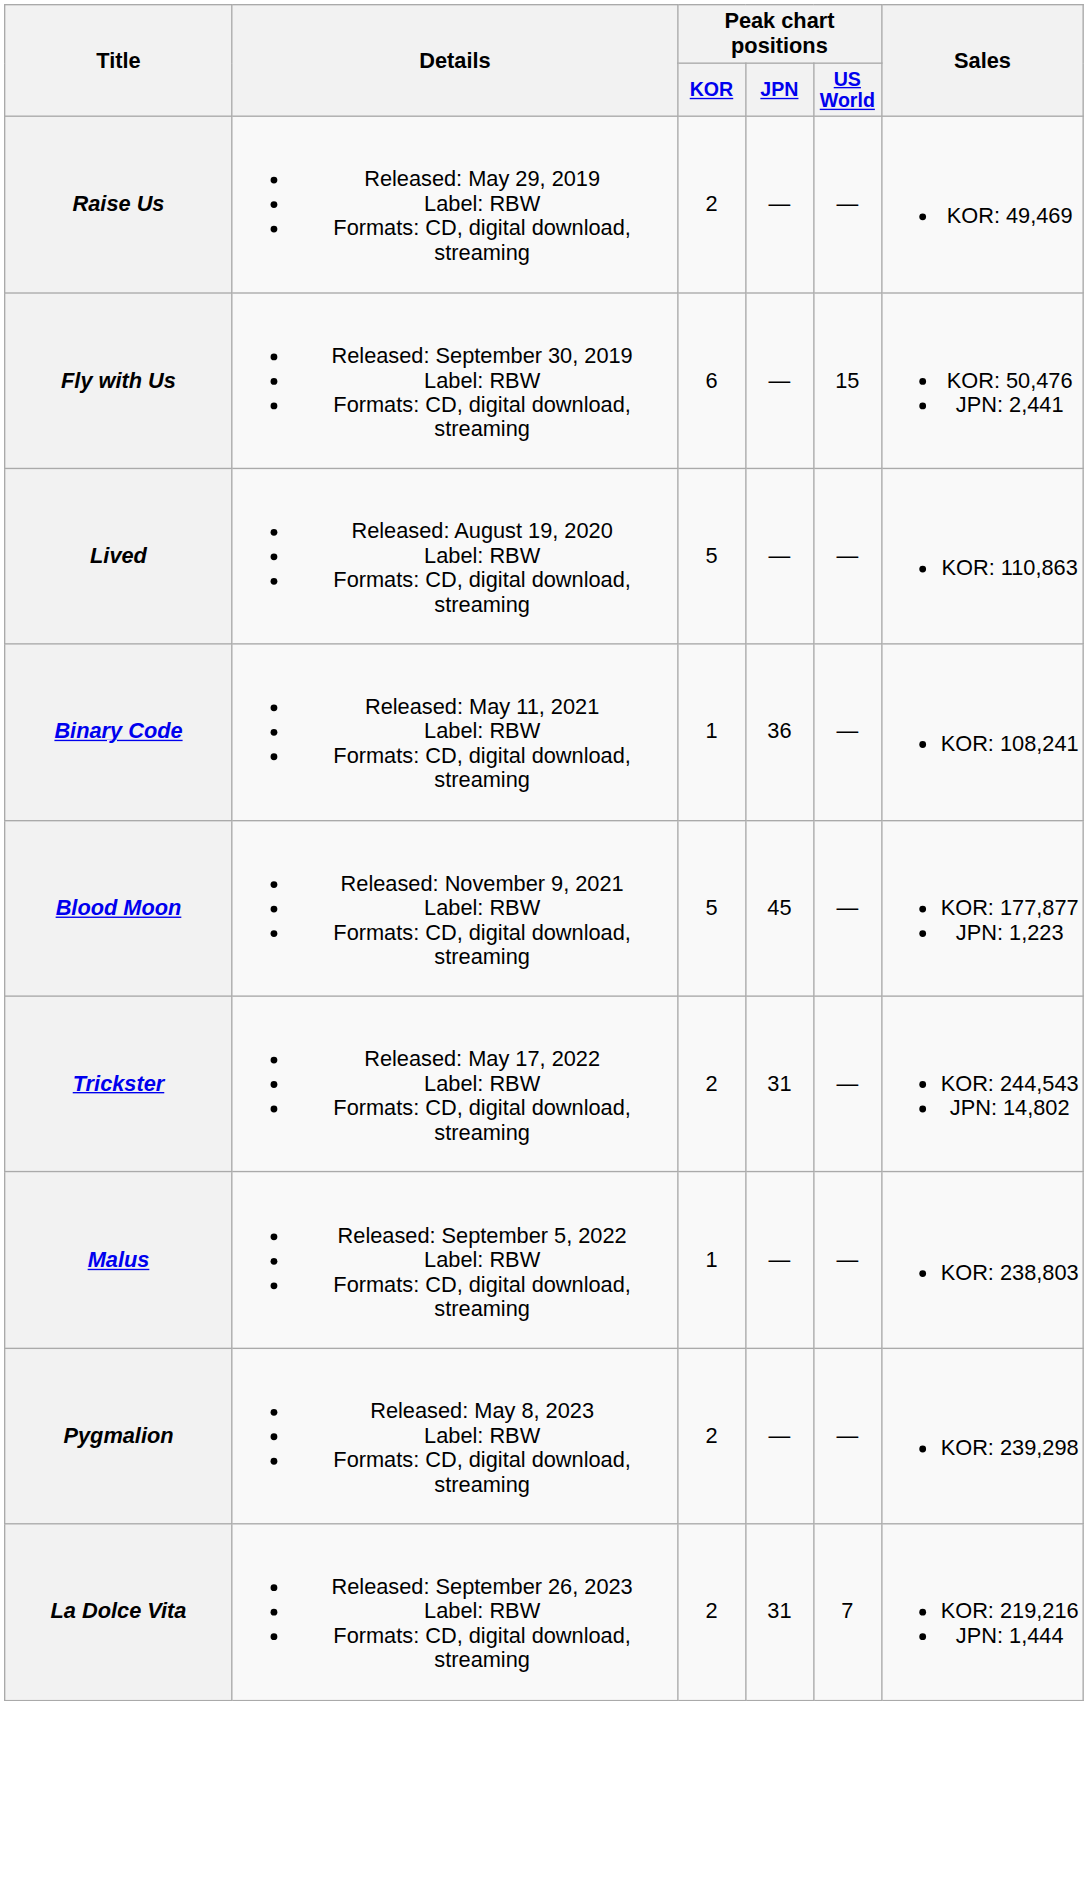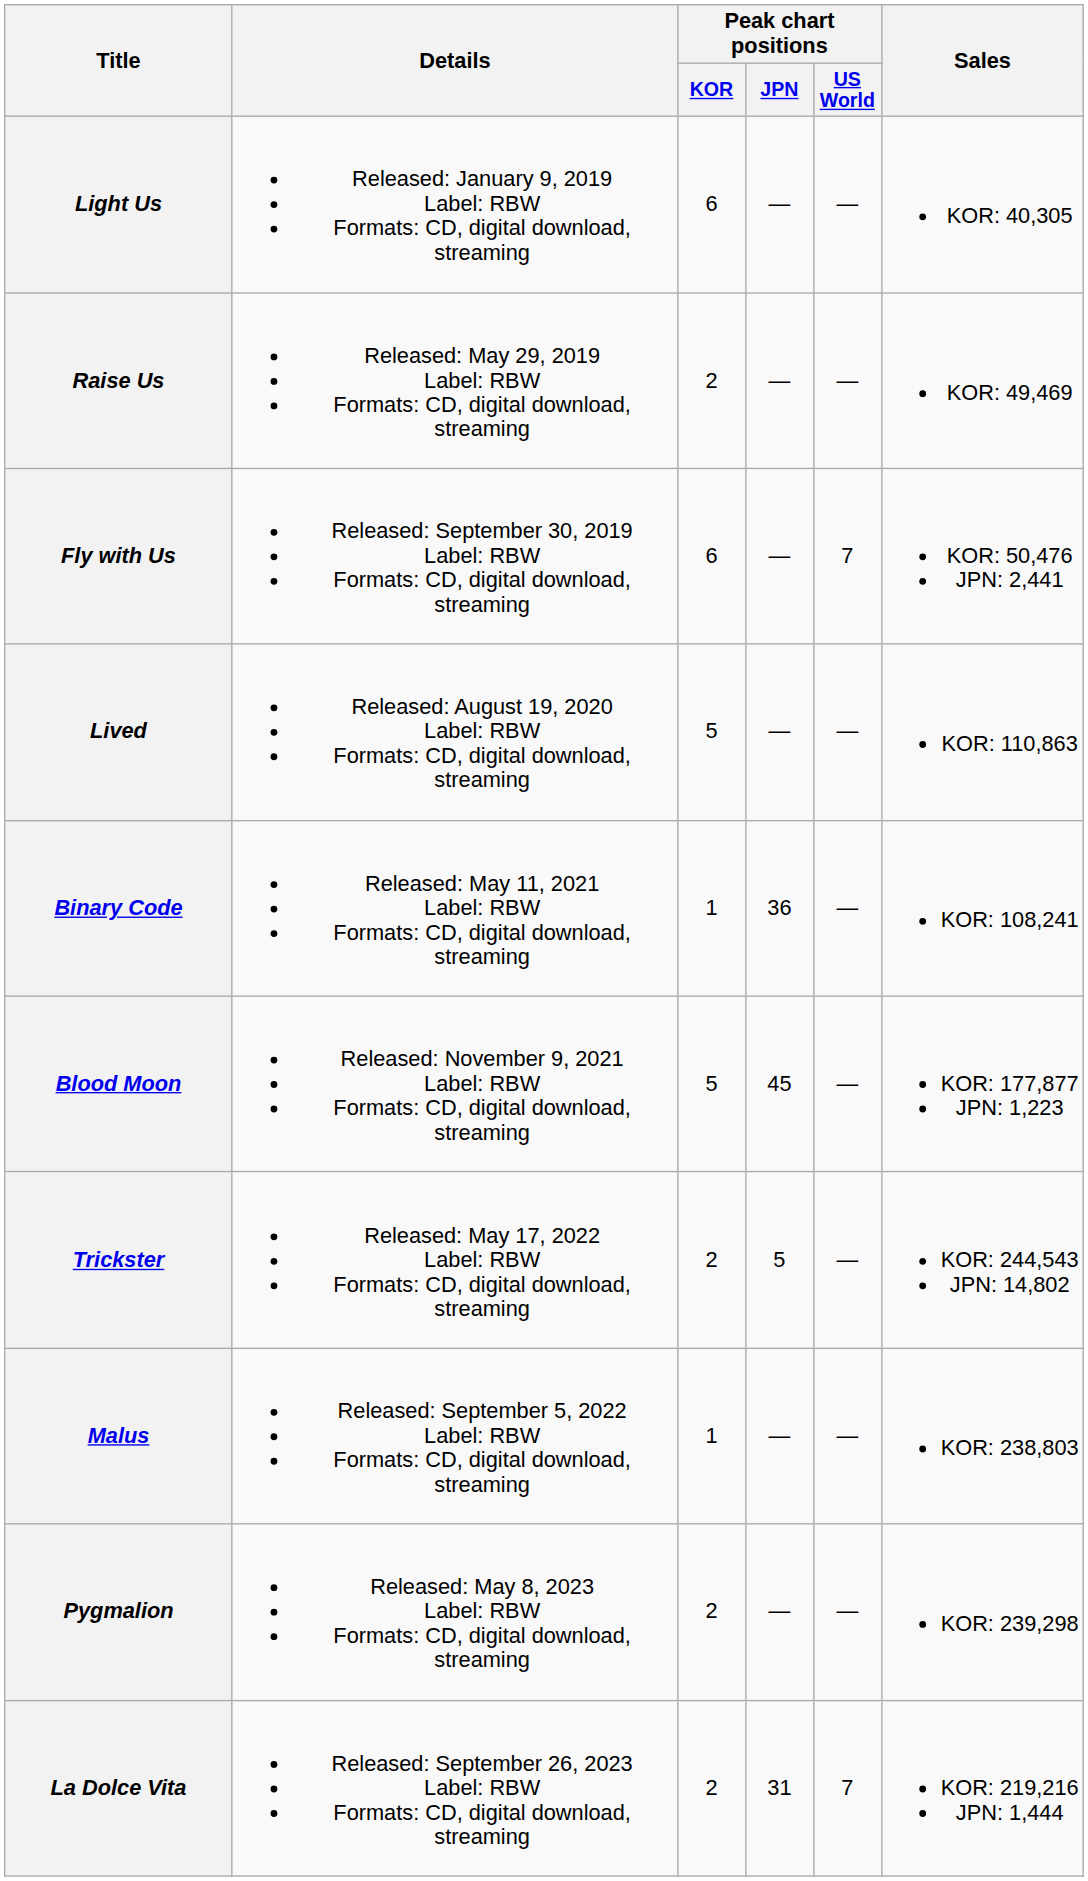+ row: (118, 204)
(847, 380) 15 -> (847, 556) 7
(779, 1083) 31 -> (779, 1259) 5
